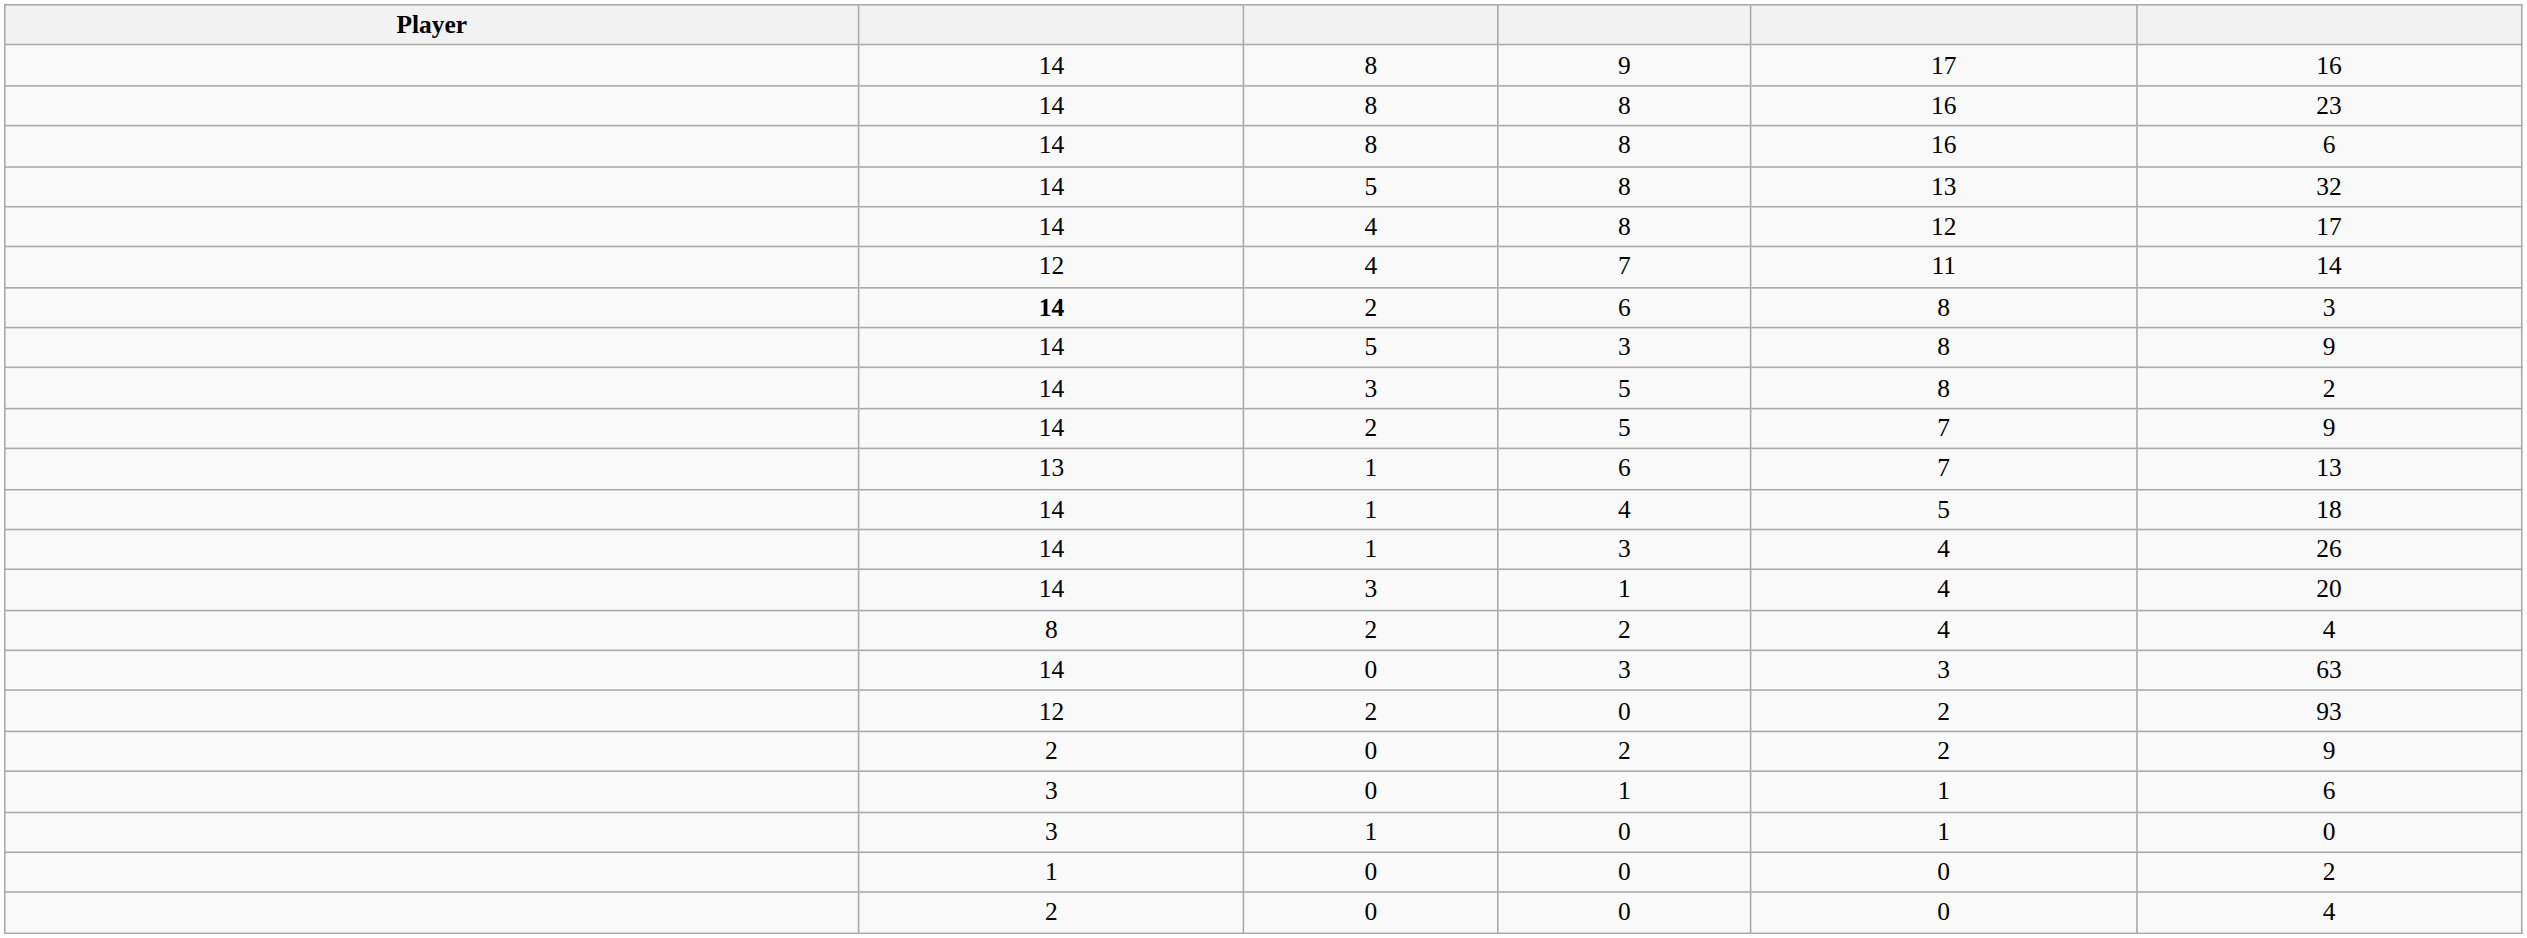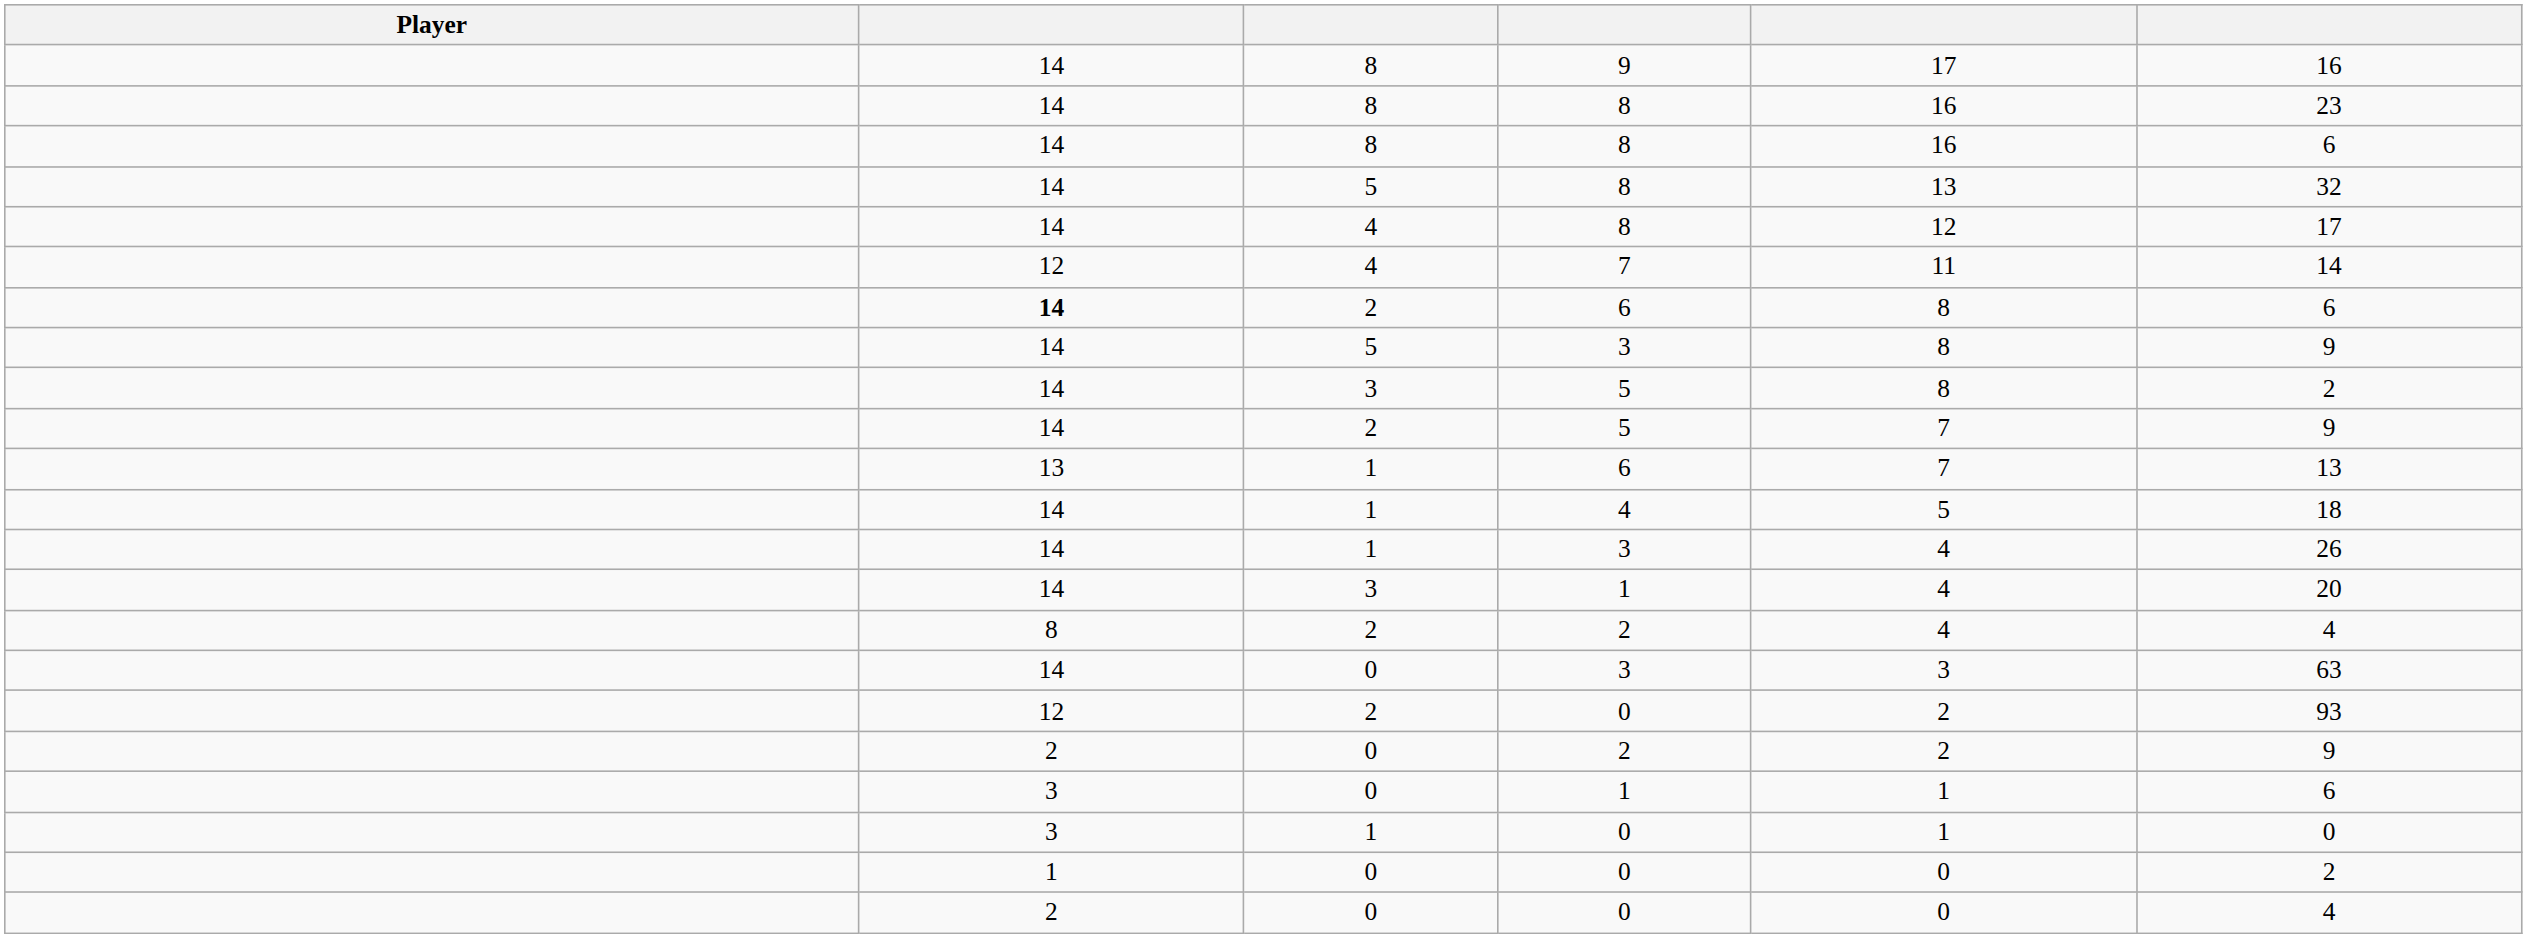(2329, 307) 3 -> (2329, 307) 6
